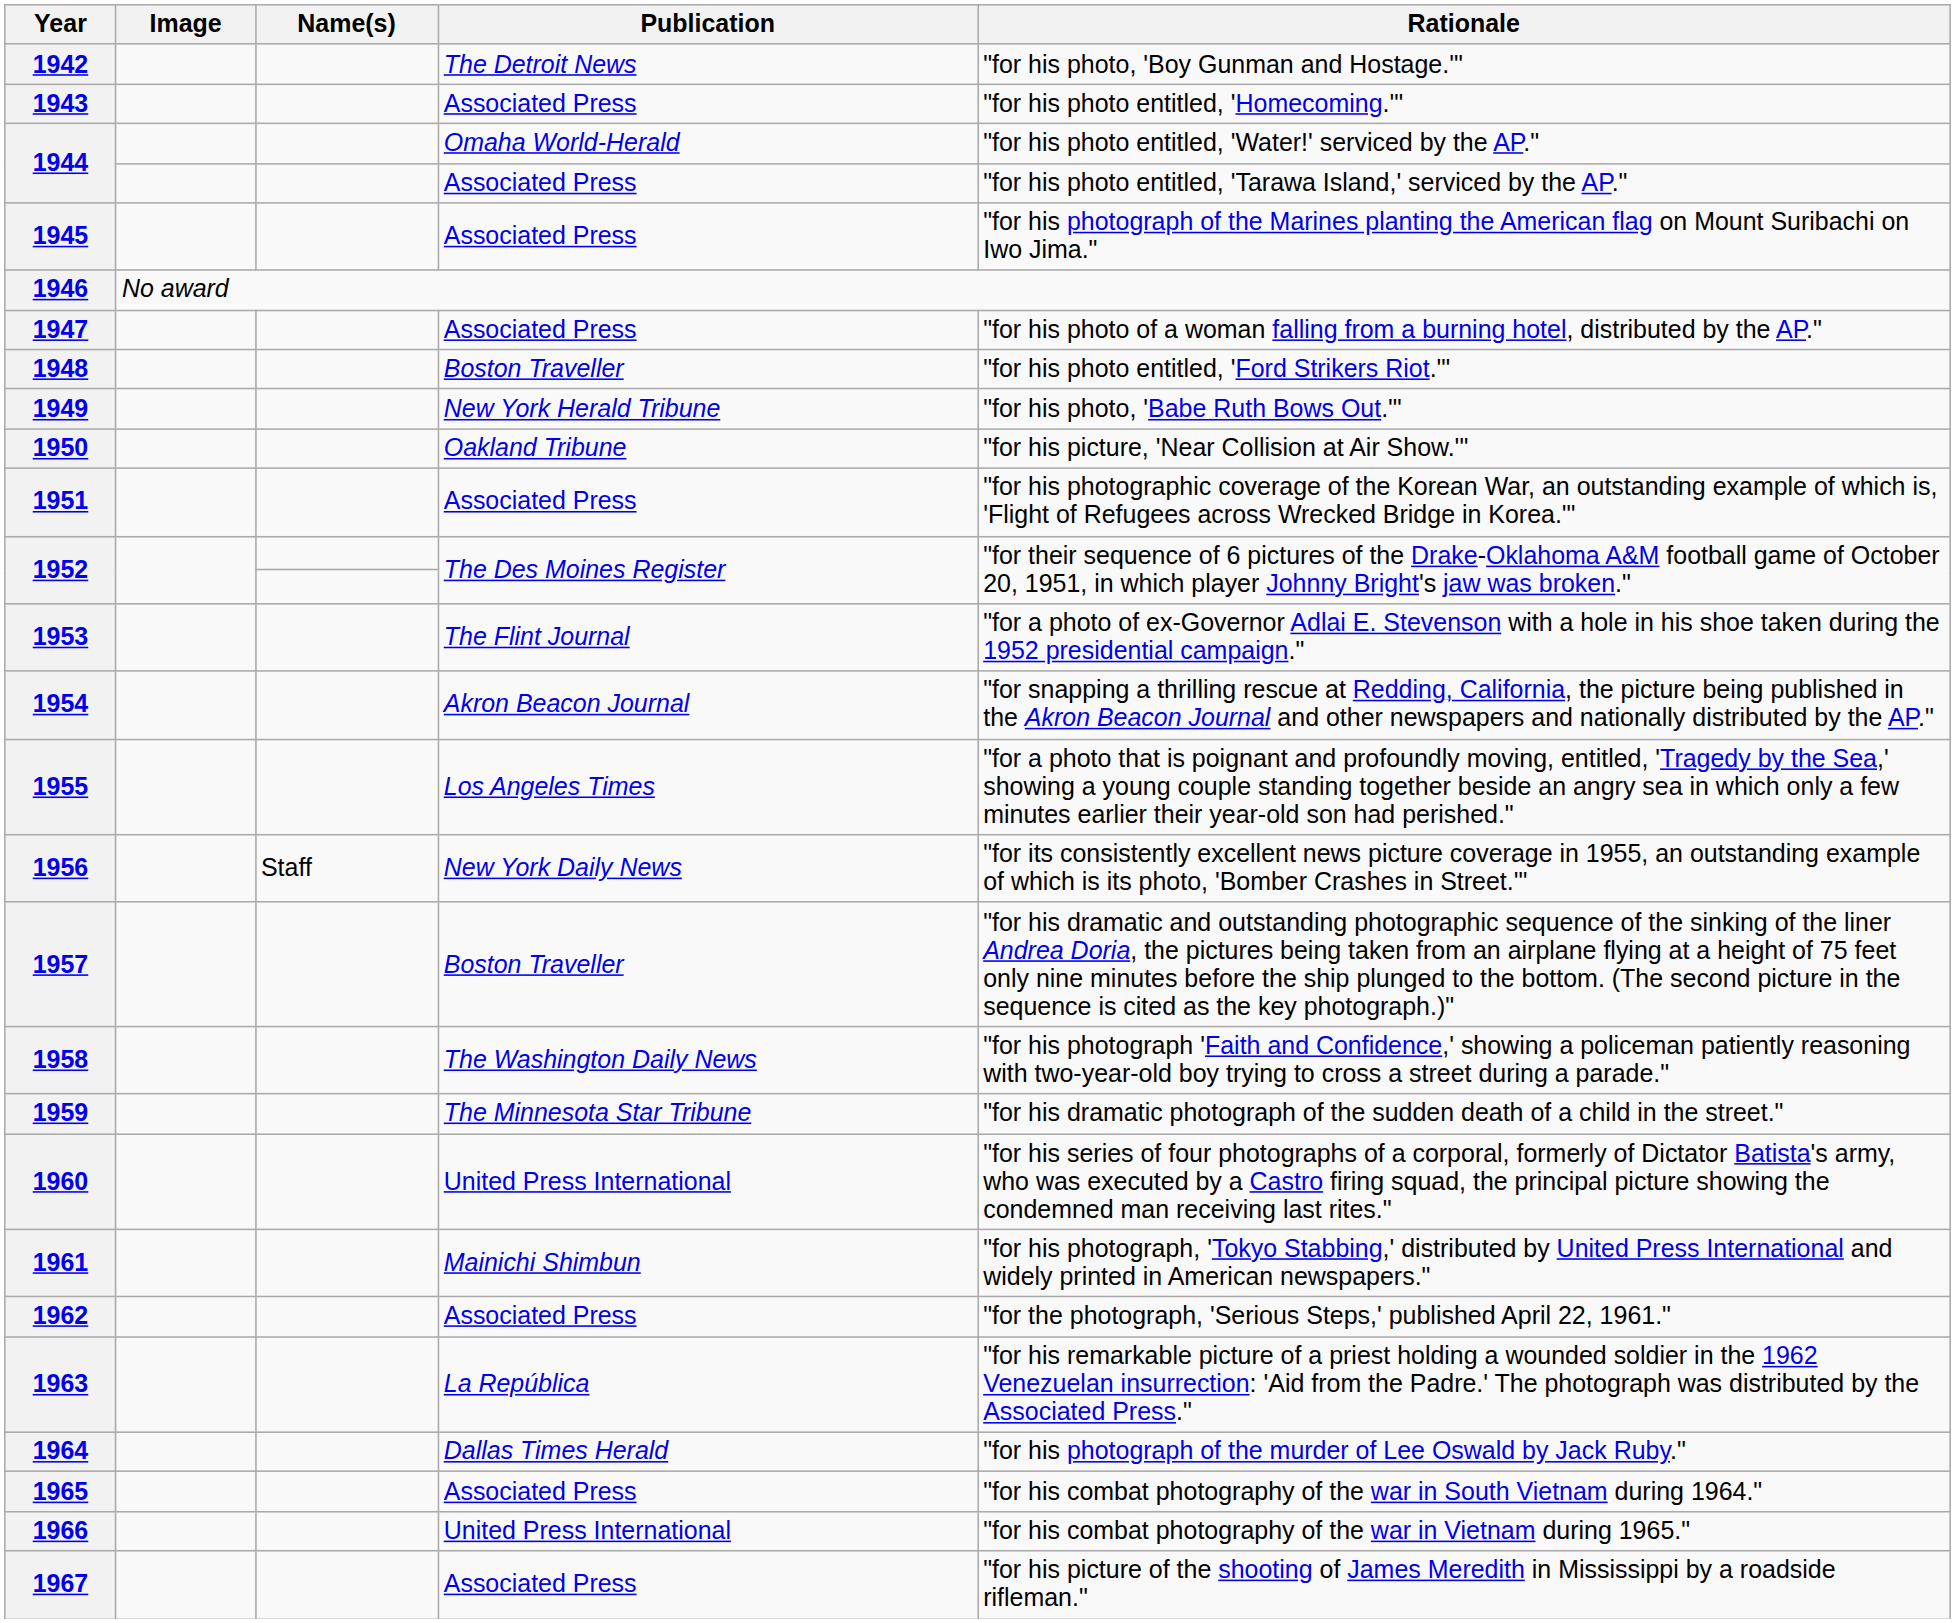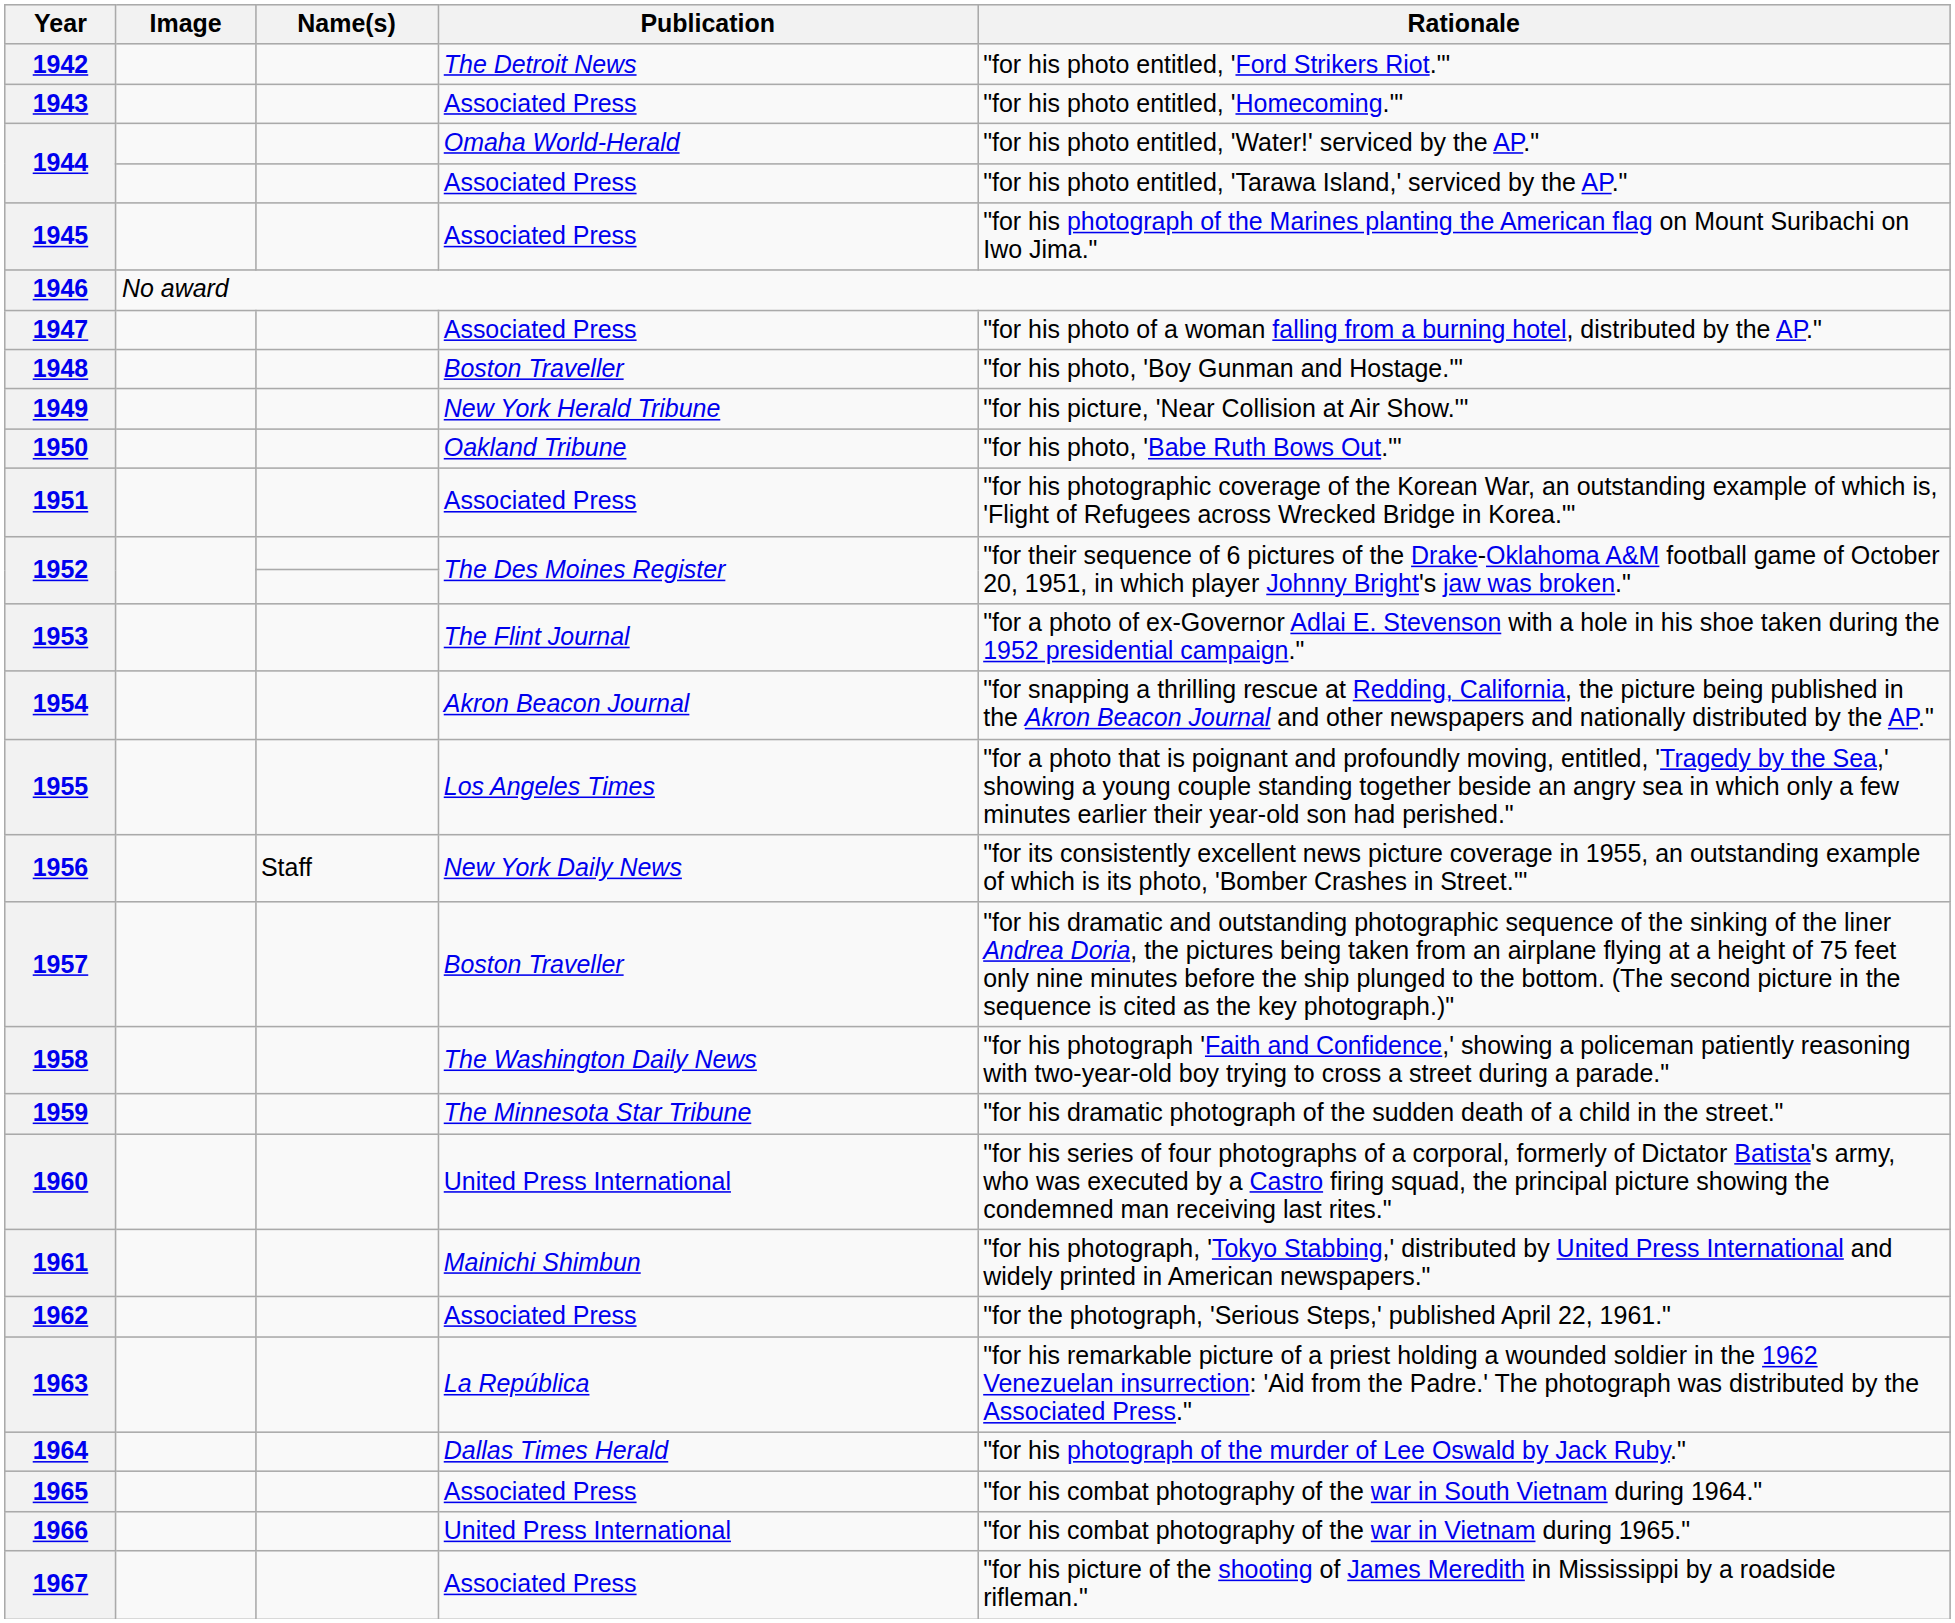(1223, 63) "for his photo, 'Boy Gunman and Hostage.'" -> (1217, 63) "for his photo entitled, 'Ford Strikers Riot.'"
(1217, 369) "for his photo entitled, 'Ford Strikers Riot.'" -> (1223, 369) "for his photo, 'Boy Gunman and Hostage.'"
(1192, 408) "for his photo, 'Babe Ruth Bows Out.'" -> (1226, 408) "for his picture, 'Near Collision at Air Show.'"
(1226, 448) "for his picture, 'Near Collision at Air Show.'" -> (1192, 448) "for his photo, 'Babe Ruth Bows Out.'"
